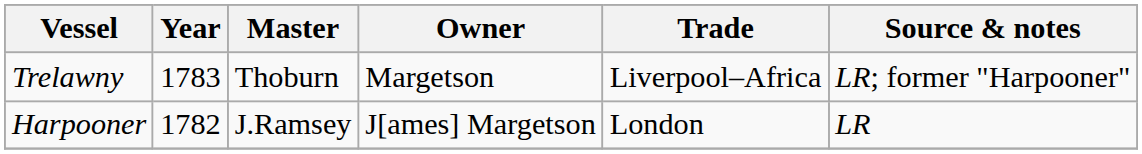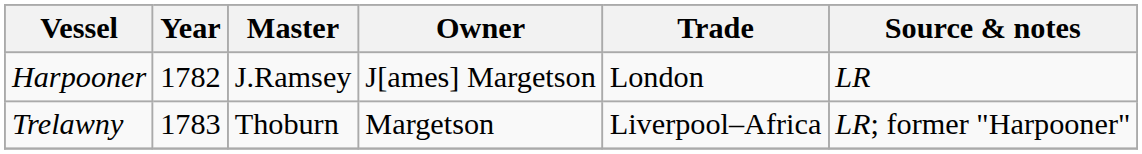rows swapped: (79, 124) <-> (68, 76)
